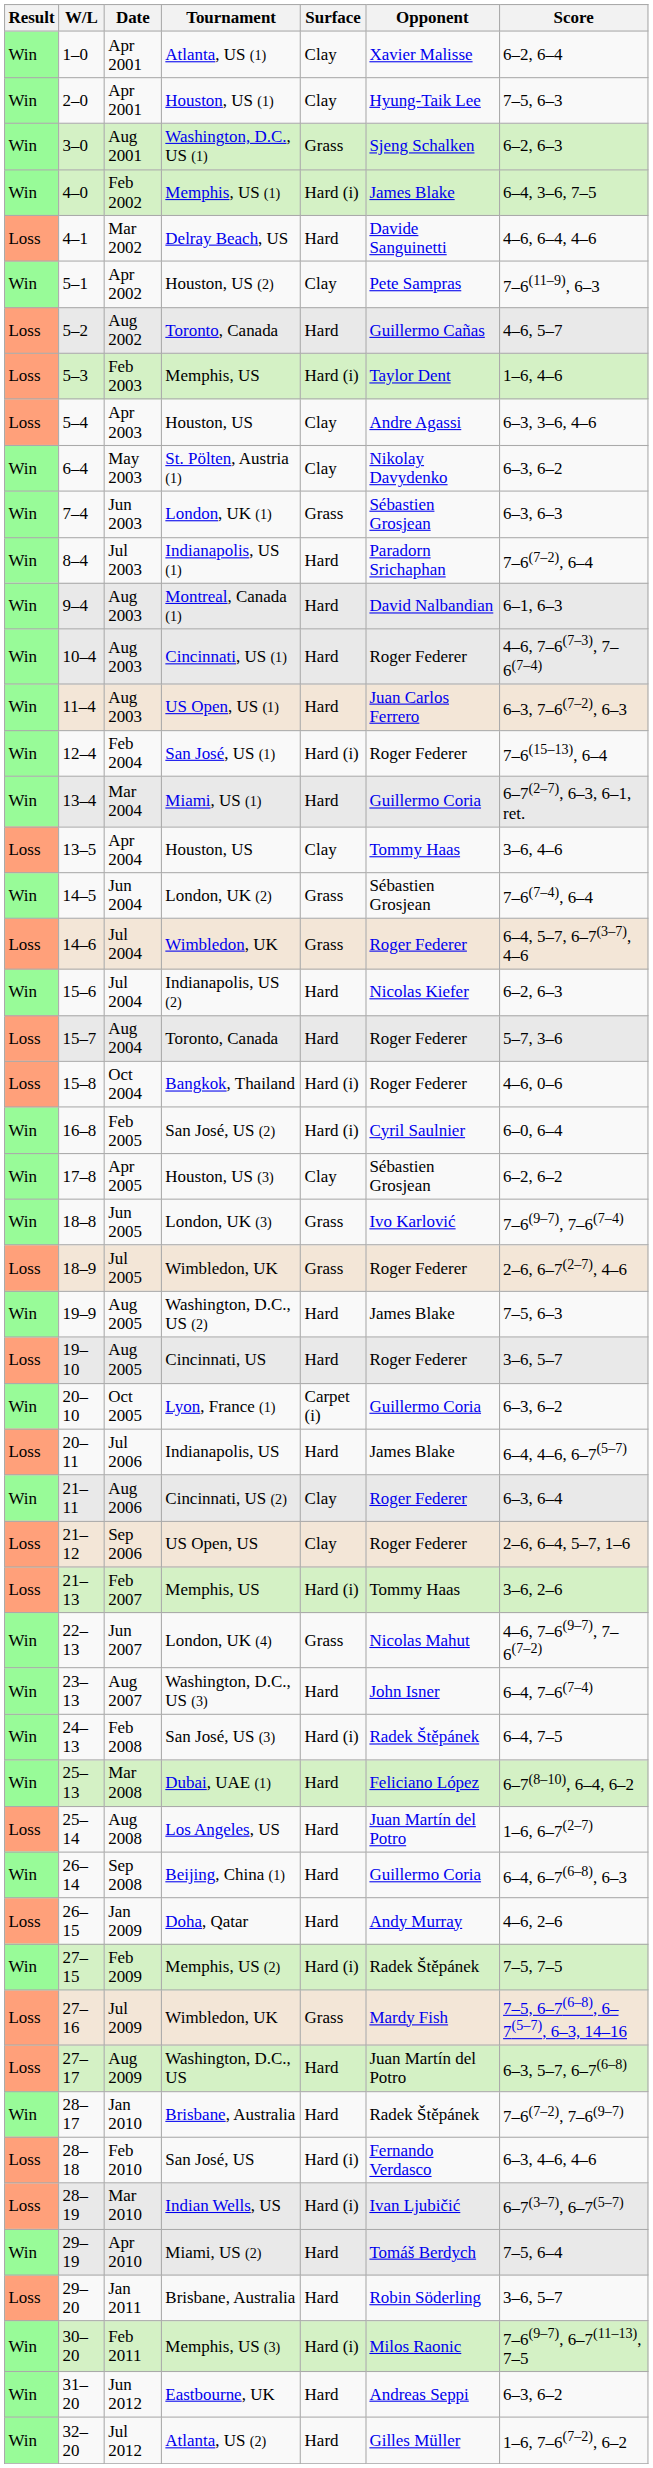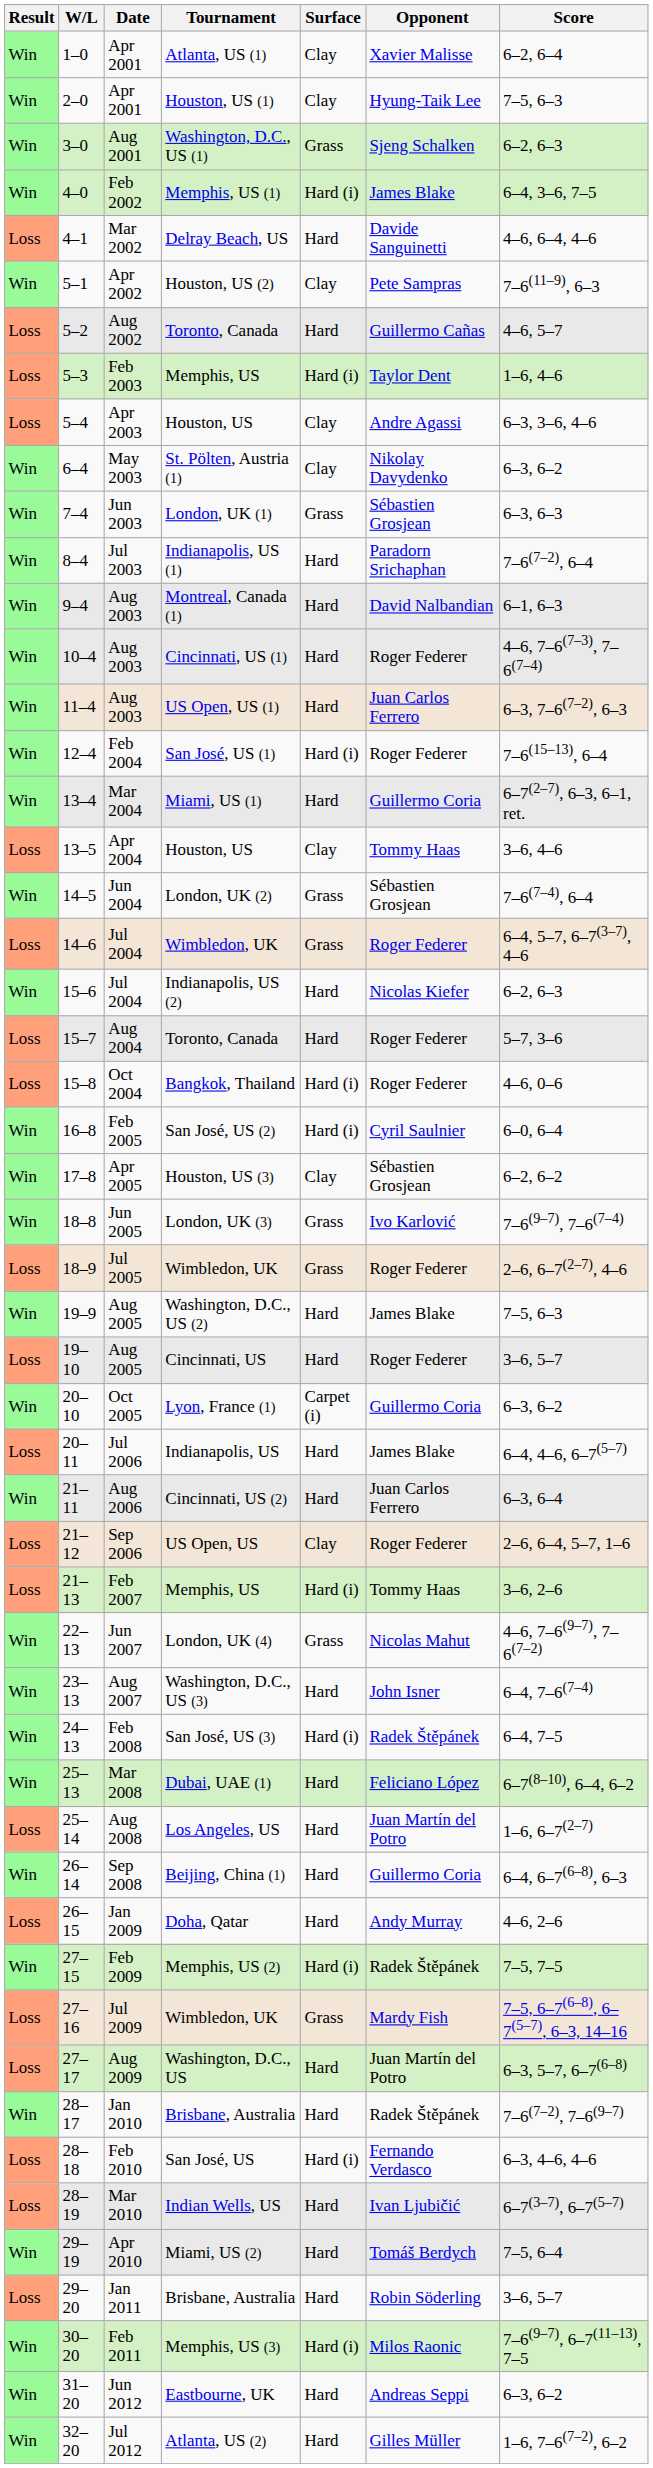(321, 1498) Clay -> (322, 1498) Hard
(418, 1498) Roger Federer -> (409, 1498) Juan Carlos Ferrero
(332, 2206) Hard (i) -> (322, 2206) Hard
